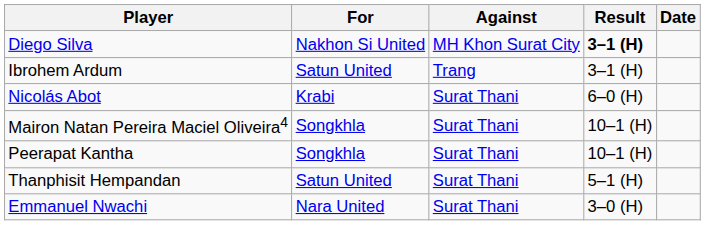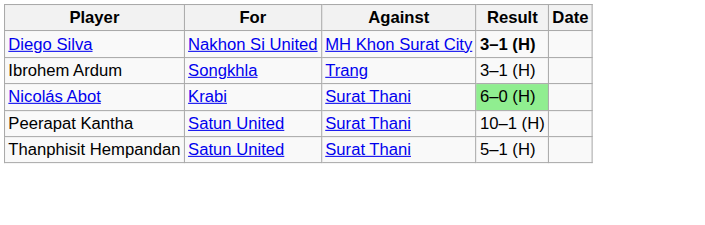(344, 70) Satun United -> (223, 70) Songkhla
(615, 96) no background -> (508, 96) lightgreen background
- row: (148, 125)
(330, 154) Songkhla -> (236, 123) Satun United
- row: (78, 206)
